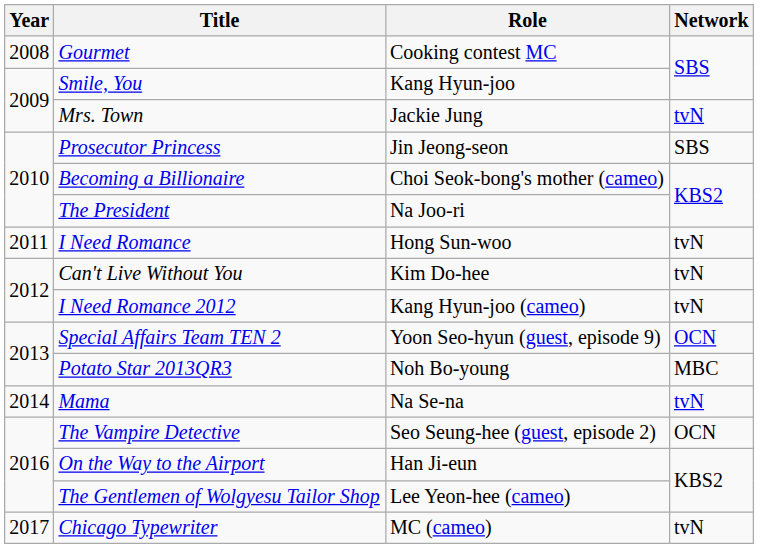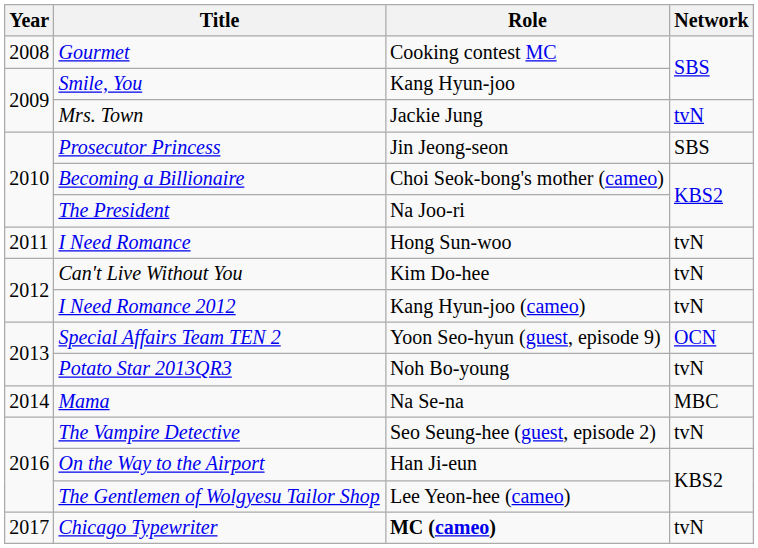(696, 369) MBC -> (689, 369) tvN
(689, 400) tvN -> (696, 400) MBC
(695, 432) OCN -> (689, 432) tvN
(441, 527) normal -> (443, 527) bold
